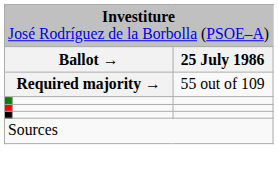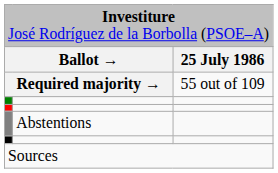+ row: (9, 124)
